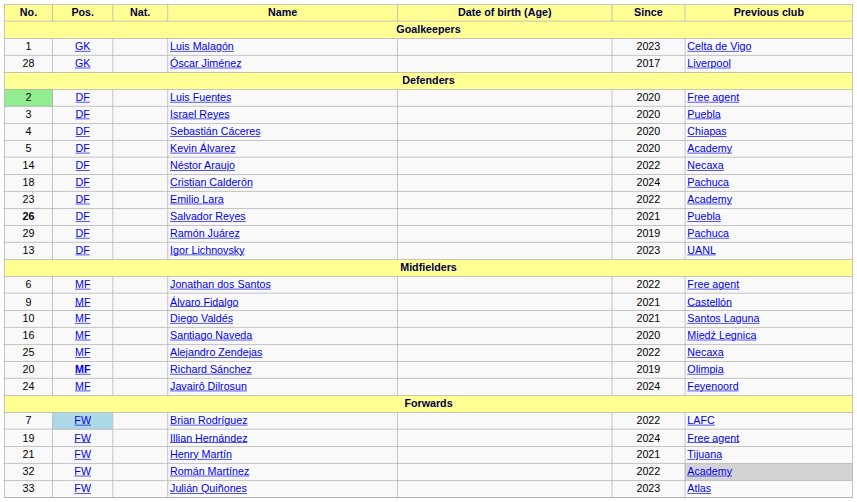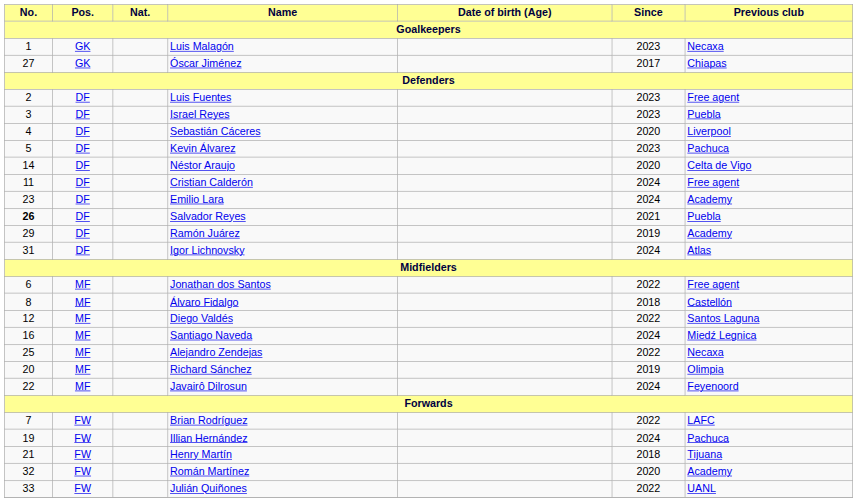(719, 47) Celta de Vigo -> (706, 47) Necaxa
(29, 64) 28 -> (29, 64) 27
(709, 64) Liverpool -> (707, 64) Chiapas
(29, 98) lightgreen background -> (29, 98) no background
(648, 98) 2020 -> (648, 98) 2023
(648, 115) 2020 -> (648, 115) 2023
(707, 132) Chiapas -> (709, 132) Liverpool
(648, 149) 2020 -> (648, 149) 2023
(710, 149) Academy -> (708, 149) Pachuca
(648, 166) 2022 -> (648, 166) 2020
(706, 166) Necaxa -> (719, 166) Celta de Vigo
(29, 183) 18 -> (29, 183) 11
(708, 183) Pachuca -> (713, 183) Free agent
(648, 200) 2022 -> (648, 200) 2024
(708, 234) Pachuca -> (710, 234) Academy
(29, 251) 13 -> (29, 251) 31
(648, 251) 2023 -> (648, 251) 2024
(702, 251) UANL -> (699, 251) Atlas
(29, 302) 9 -> (29, 302) 8
(648, 302) 2021 -> (648, 302) 2018
(29, 319) 10 -> (29, 319) 12
(648, 319) 2021 -> (648, 319) 2022
(648, 336) 2020 -> (648, 336) 2024
(83, 370) bold -> (83, 370) normal
(29, 387) 24 -> (29, 387) 22
(83, 421) lightblue background -> (83, 421) no background
(713, 438) Free agent -> (708, 438) Pachuca
(648, 455) 2021 -> (648, 455) 2018
(648, 472) 2022 -> (648, 472) 2020
(710, 472) lightgrey background -> (710, 472) no background
(648, 489) 2023 -> (648, 489) 2022
(699, 489) Atlas -> (702, 489) UANL
